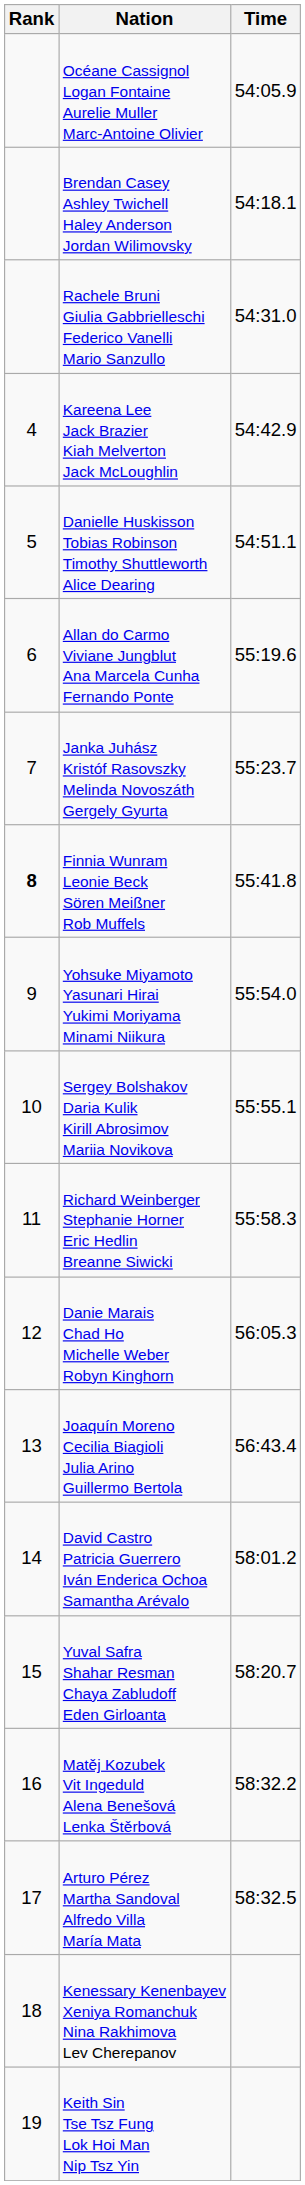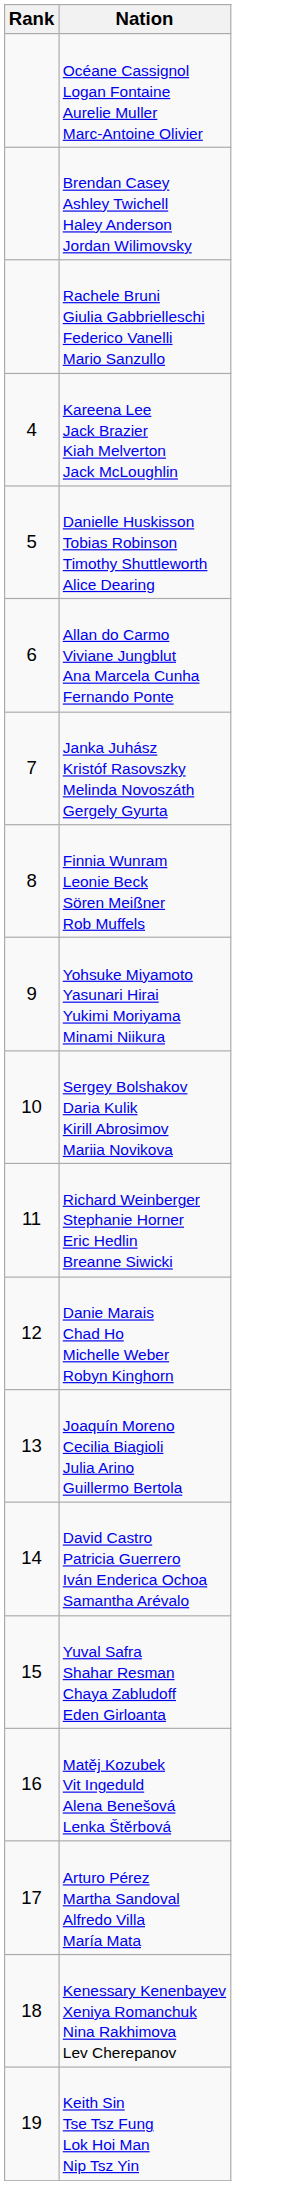- column: (266, 19)
(32, 881) bold -> (32, 881) normal
